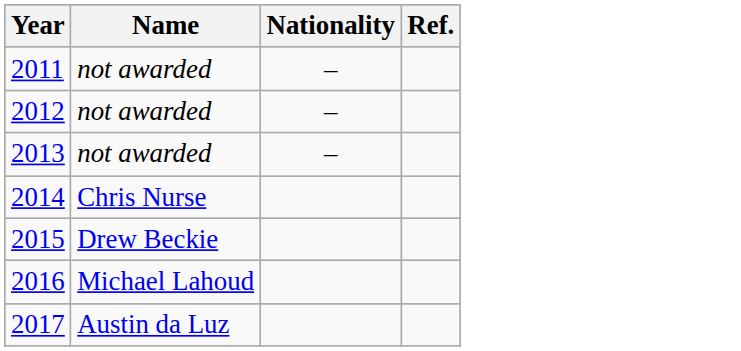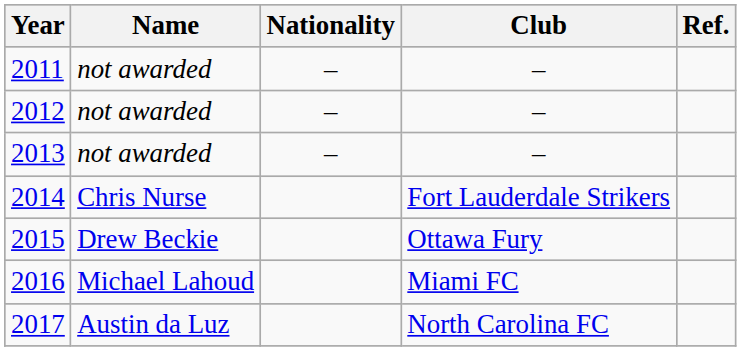+ column: (539, 25)
